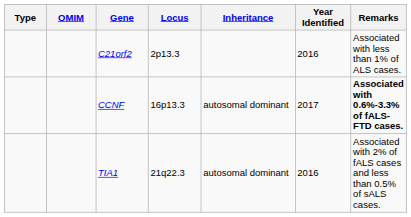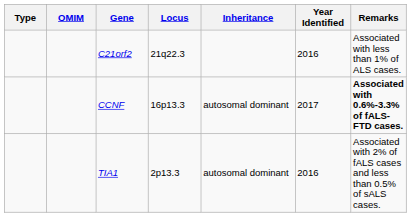(165, 54) 2p13.3 -> (168, 54) 21q22.3
(168, 173) 21q22.3 -> (165, 173) 2p13.3
